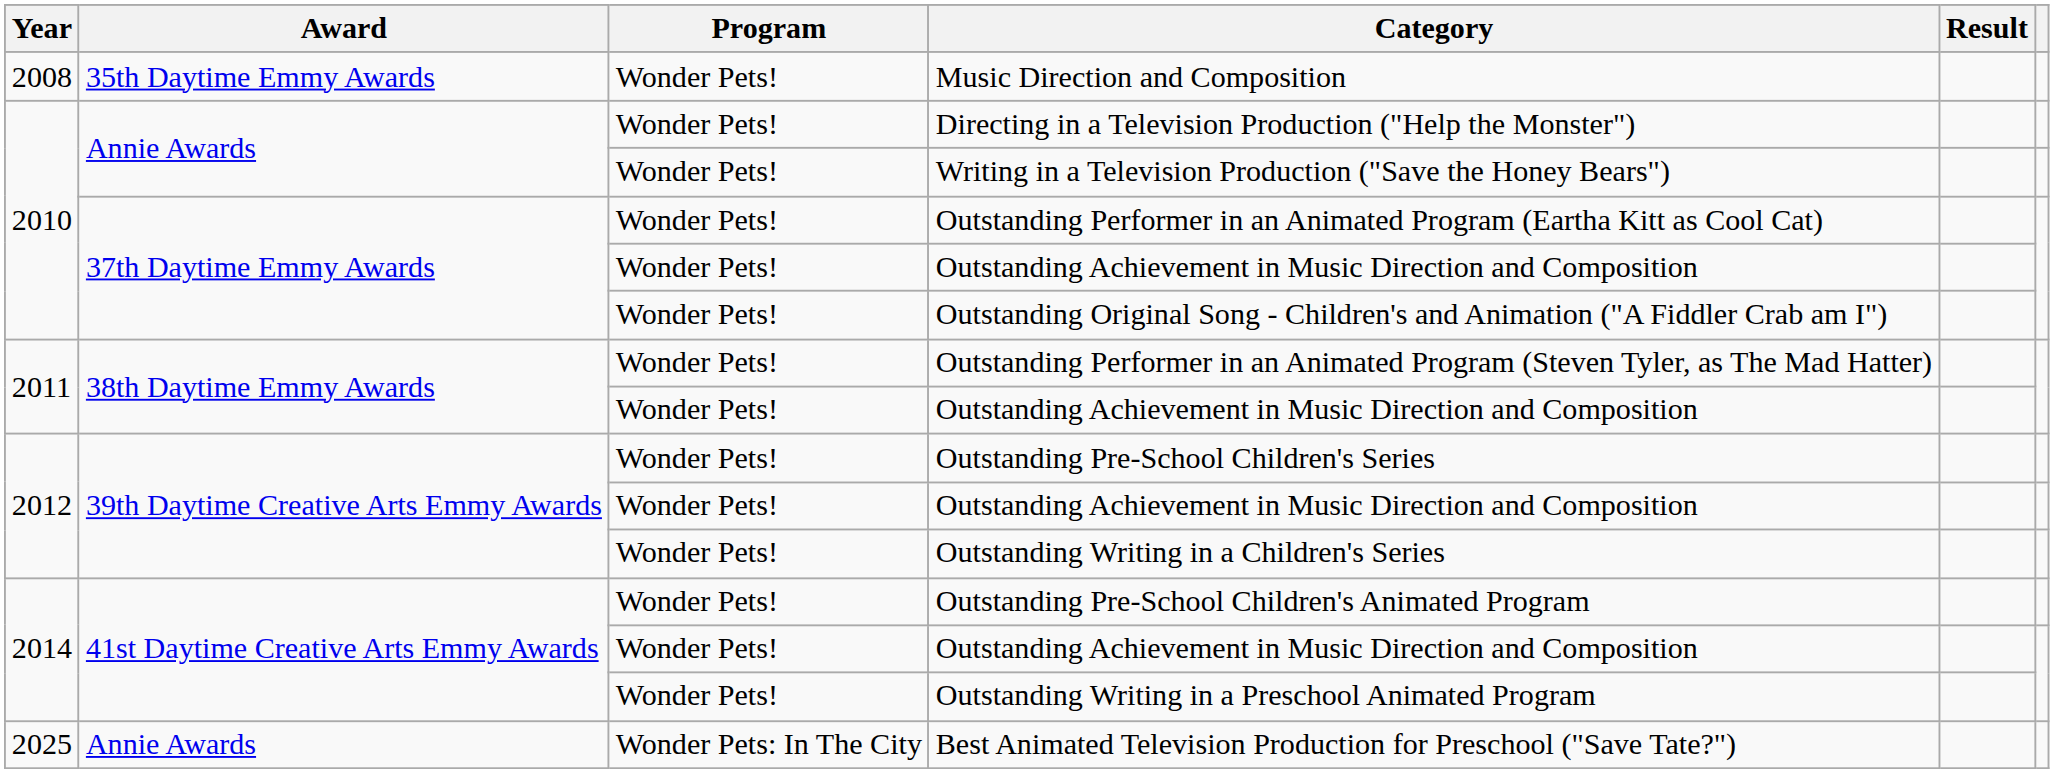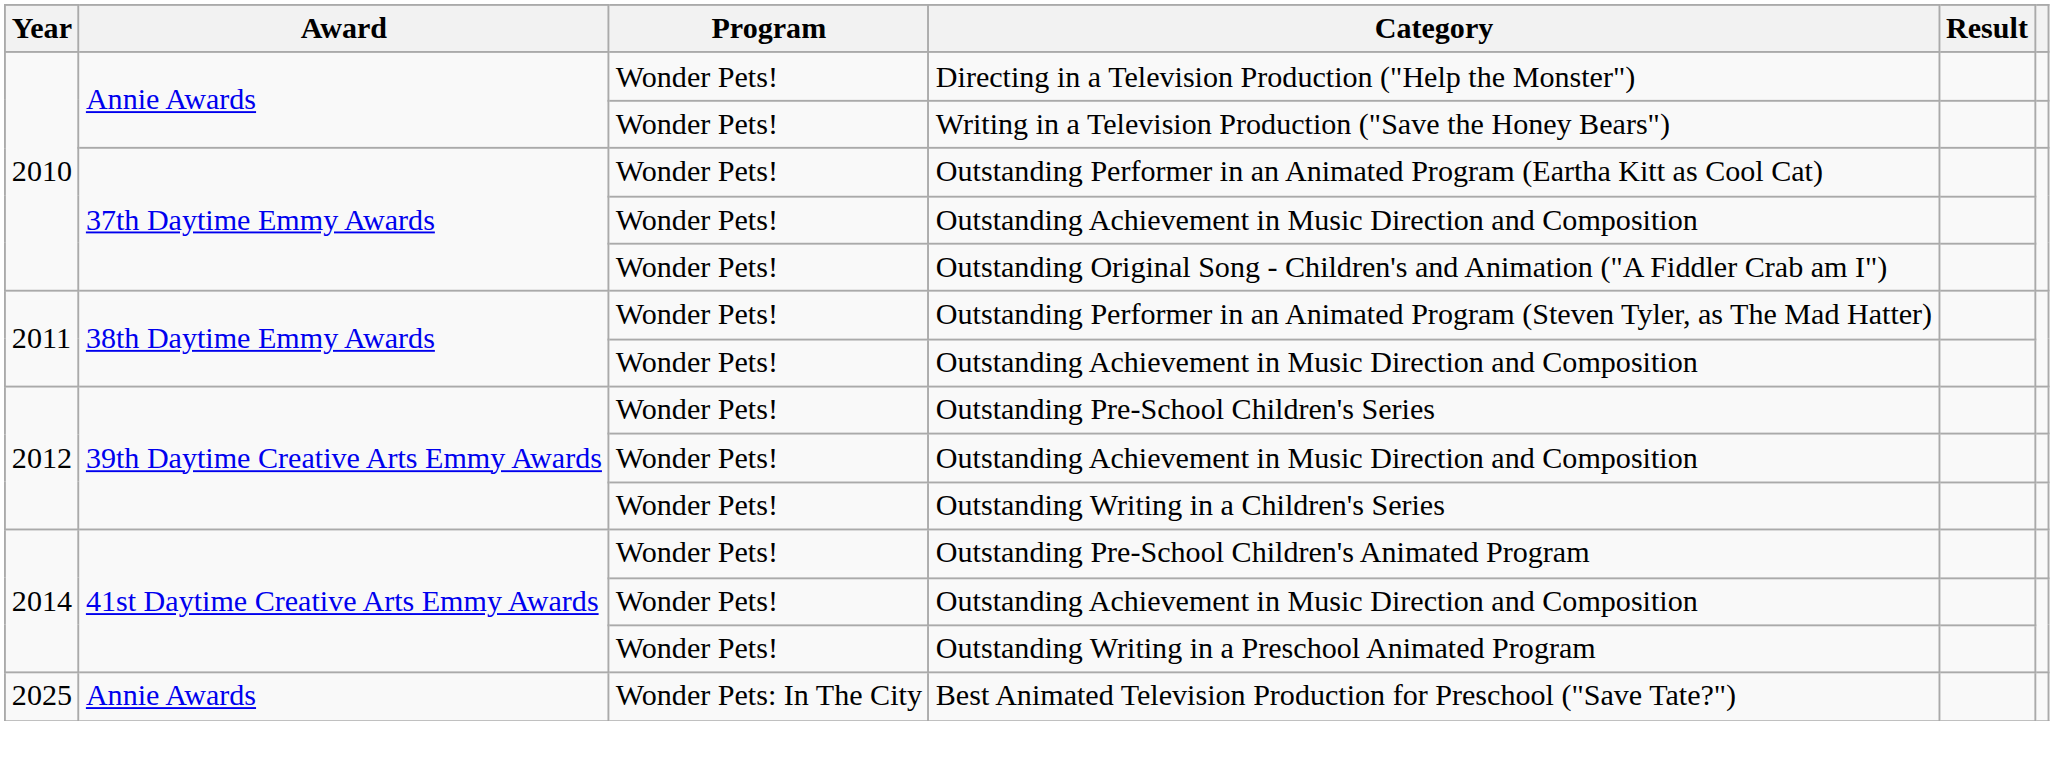- row: (42, 76)
